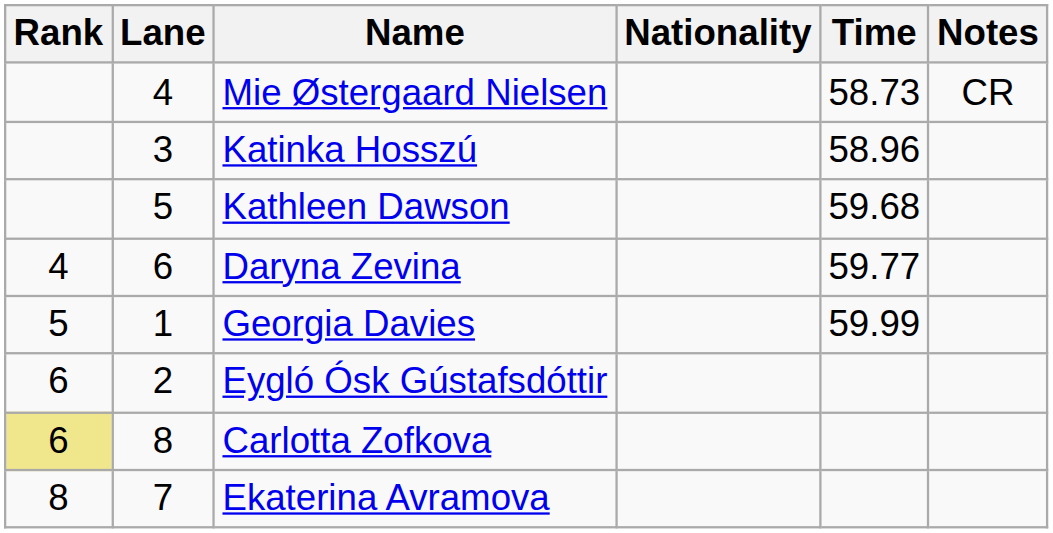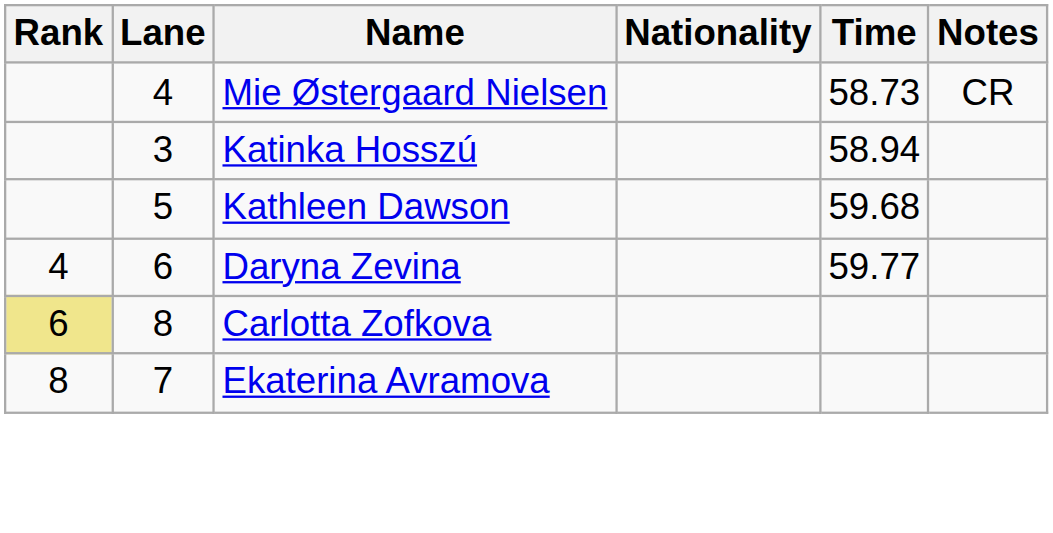(874, 149) 58.96 -> (874, 149) 58.94
- row: (349, 324)
- row: (415, 382)
